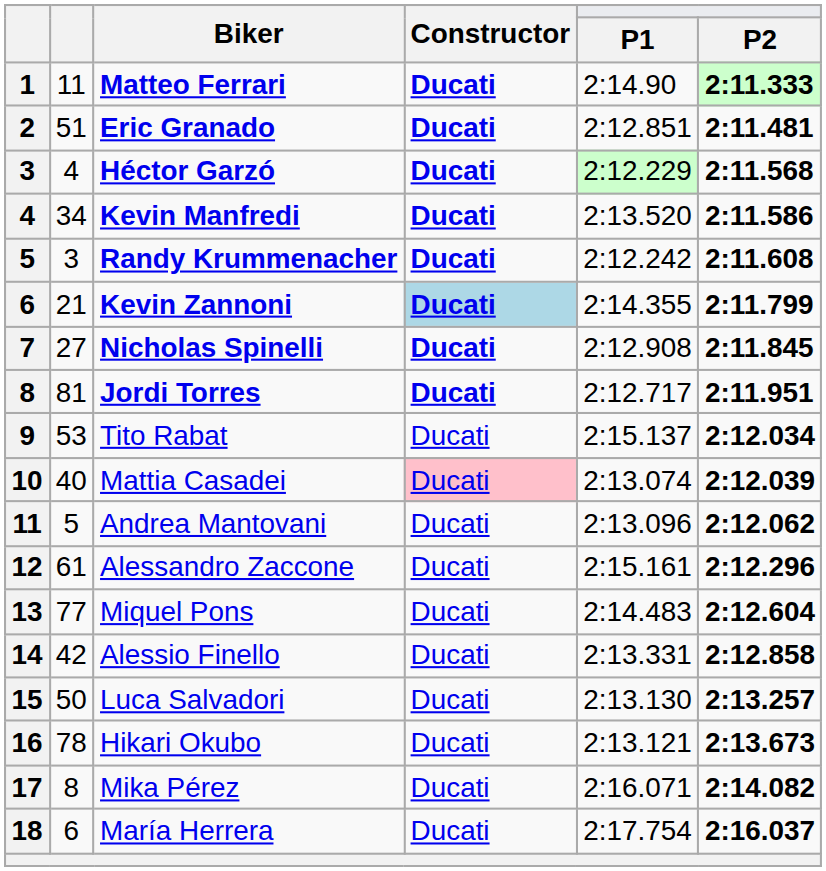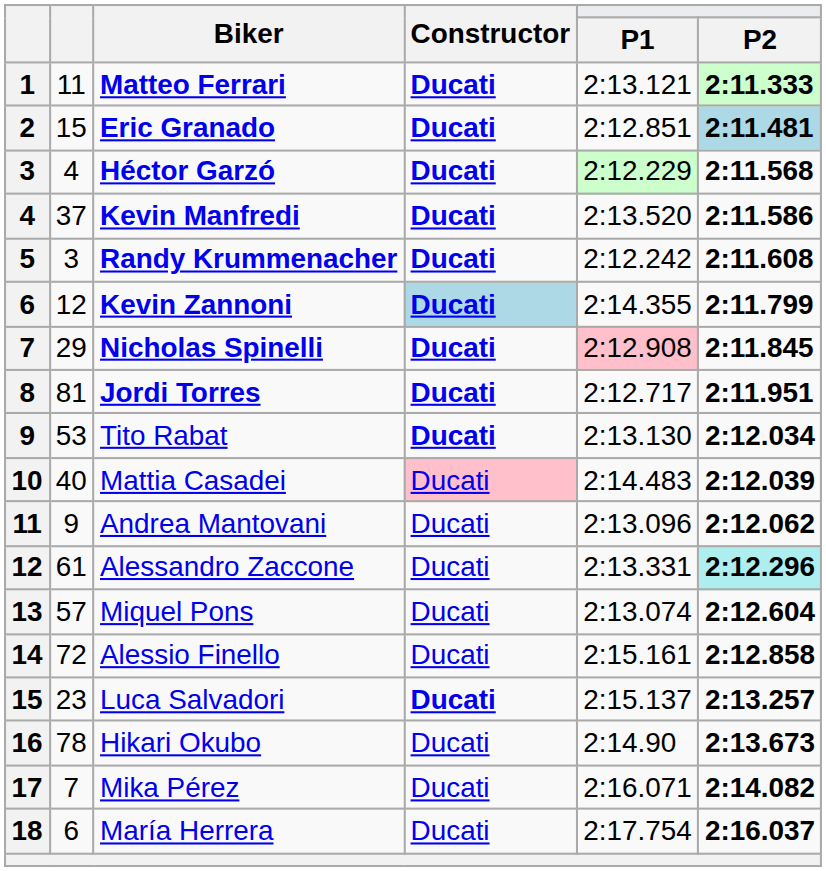(630, 84) 2:14.90 -> (637, 84) 2:13.121
(71, 128) 51 -> (71, 128) 15
(759, 128) no background -> (759, 128) lightblue background
(71, 216) 34 -> (71, 216) 37
(71, 303) 21 -> (71, 303) 12
(71, 347) 27 -> (71, 347) 29
(637, 347) no background -> (637, 347) pink background
(450, 435) normal -> (453, 435) bold
(637, 435) 2:15.137 -> (637, 435) 2:13.130
(637, 479) 2:13.074 -> (637, 479) 2:14.483
(71, 523) 5 -> (71, 523) 9
(637, 567) 2:15.161 -> (637, 567) 2:13.331
(760, 567) no background -> (760, 567) paleturquoise background
(71, 611) 77 -> (71, 611) 57
(637, 611) 2:14.483 -> (637, 611) 2:13.074
(71, 655) 42 -> (71, 655) 72
(637, 655) 2:13.331 -> (637, 655) 2:15.161
(71, 699) 50 -> (71, 699) 23
(450, 699) normal -> (453, 699) bold
(637, 699) 2:13.130 -> (637, 699) 2:15.137
(637, 743) 2:13.121 -> (630, 743) 2:14.90
(71, 787) 8 -> (71, 787) 7
